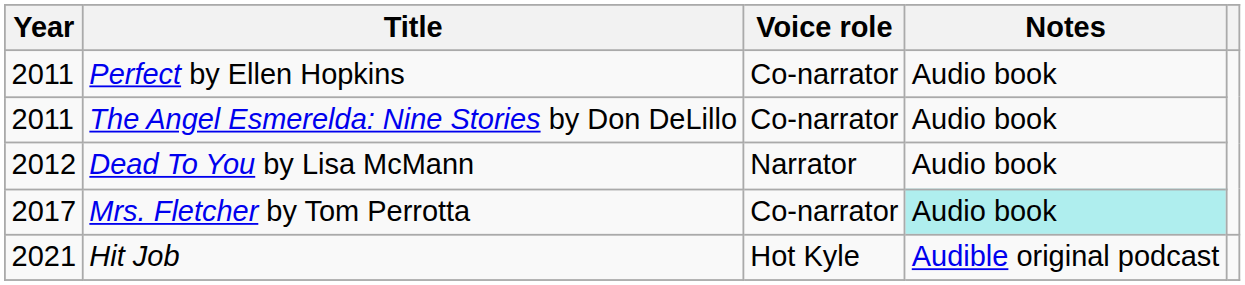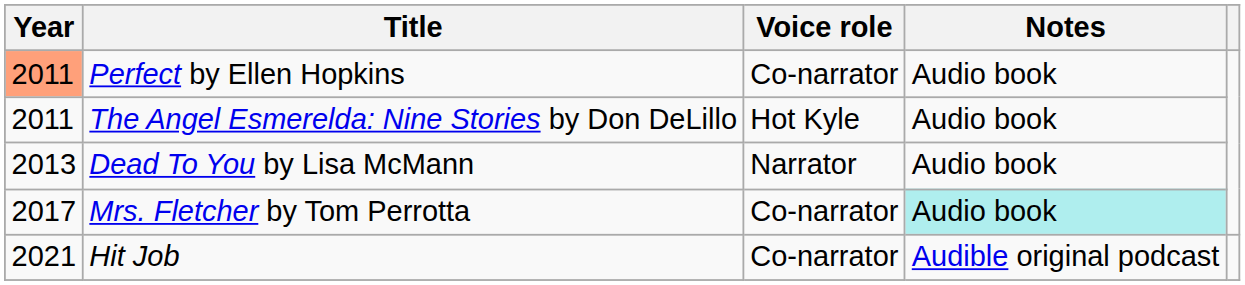(43, 73) no background -> (43, 73) lightsalmon background
(824, 119) Co-narrator -> (805, 119) Hot Kyle
(44, 165) 2012 -> (44, 165) 2013
(805, 257) Hot Kyle -> (824, 257) Co-narrator
